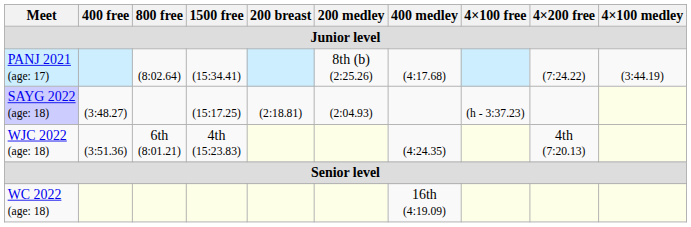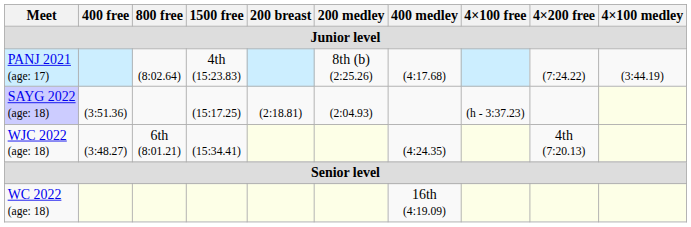(217, 76) (15:34.41) -> (217, 67) 4th (15:23.83)
(106, 113) (3:48.27) -> (106, 113) (3:51.36)
(106, 151) (3:51.36) -> (106, 151) (3:48.27)
(217, 142) 4th (15:23.83) -> (217, 151) (15:34.41)
